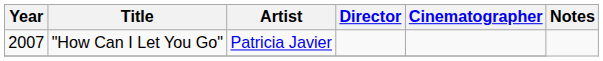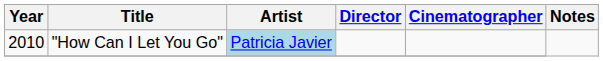(26, 42) 2007 -> (26, 42) 2010
(281, 42) no background -> (281, 42) lightblue background
